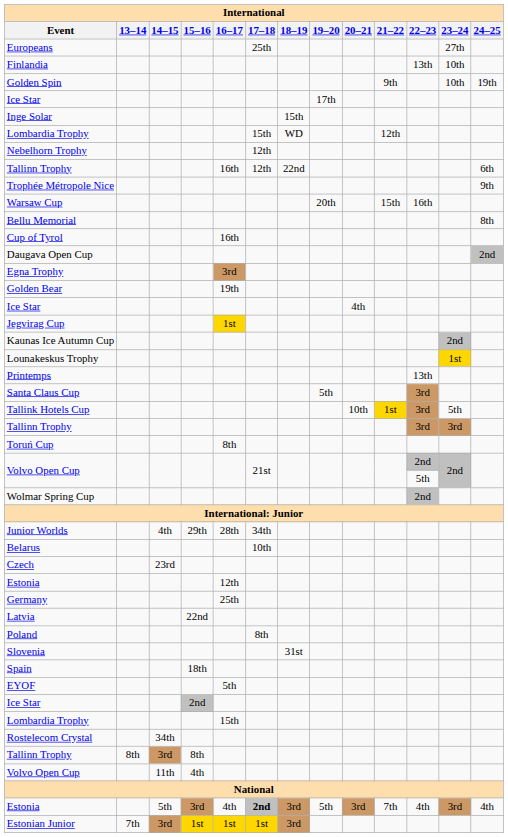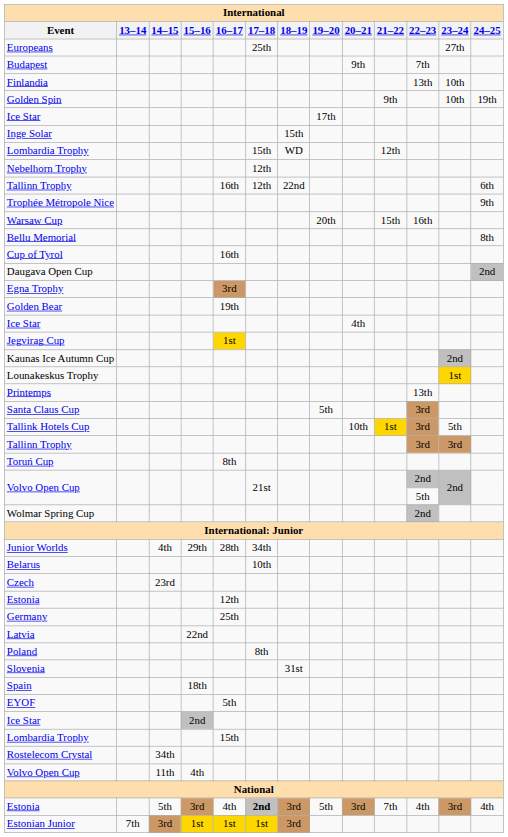+ row: (27, 64)
- row: (39, 755)
